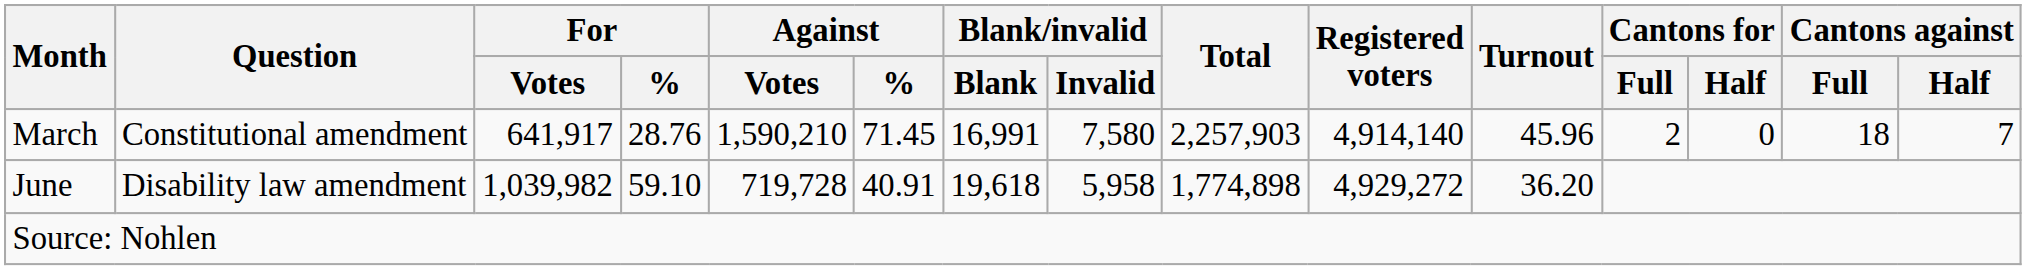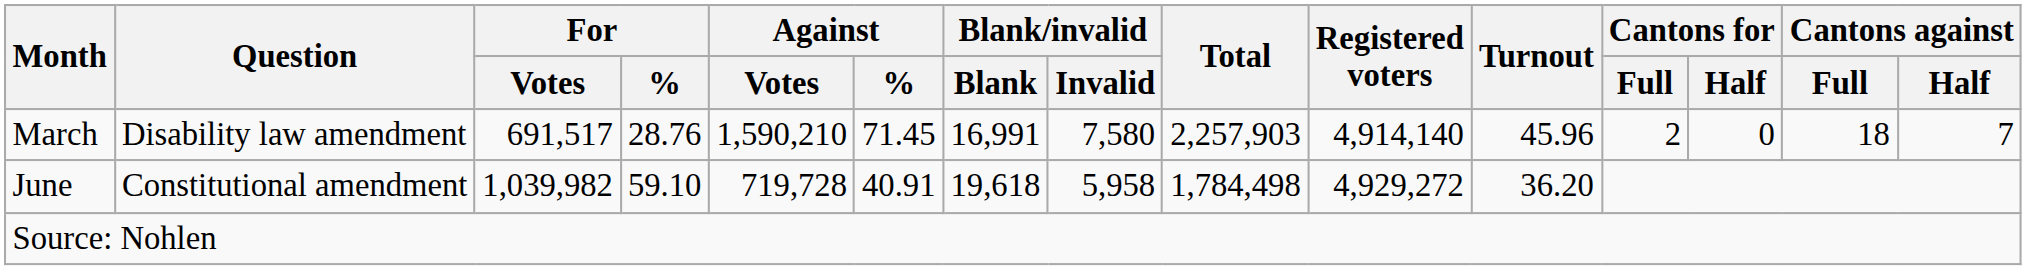(295, 133) Constitutional amendment -> (294, 133) Disability law amendment
(560, 133) 641,917 -> (560, 133) 691,517
(294, 185) Disability law amendment -> (295, 185) Constitutional amendment
(1235, 185) 1,774,898 -> (1235, 185) 1,784,498
